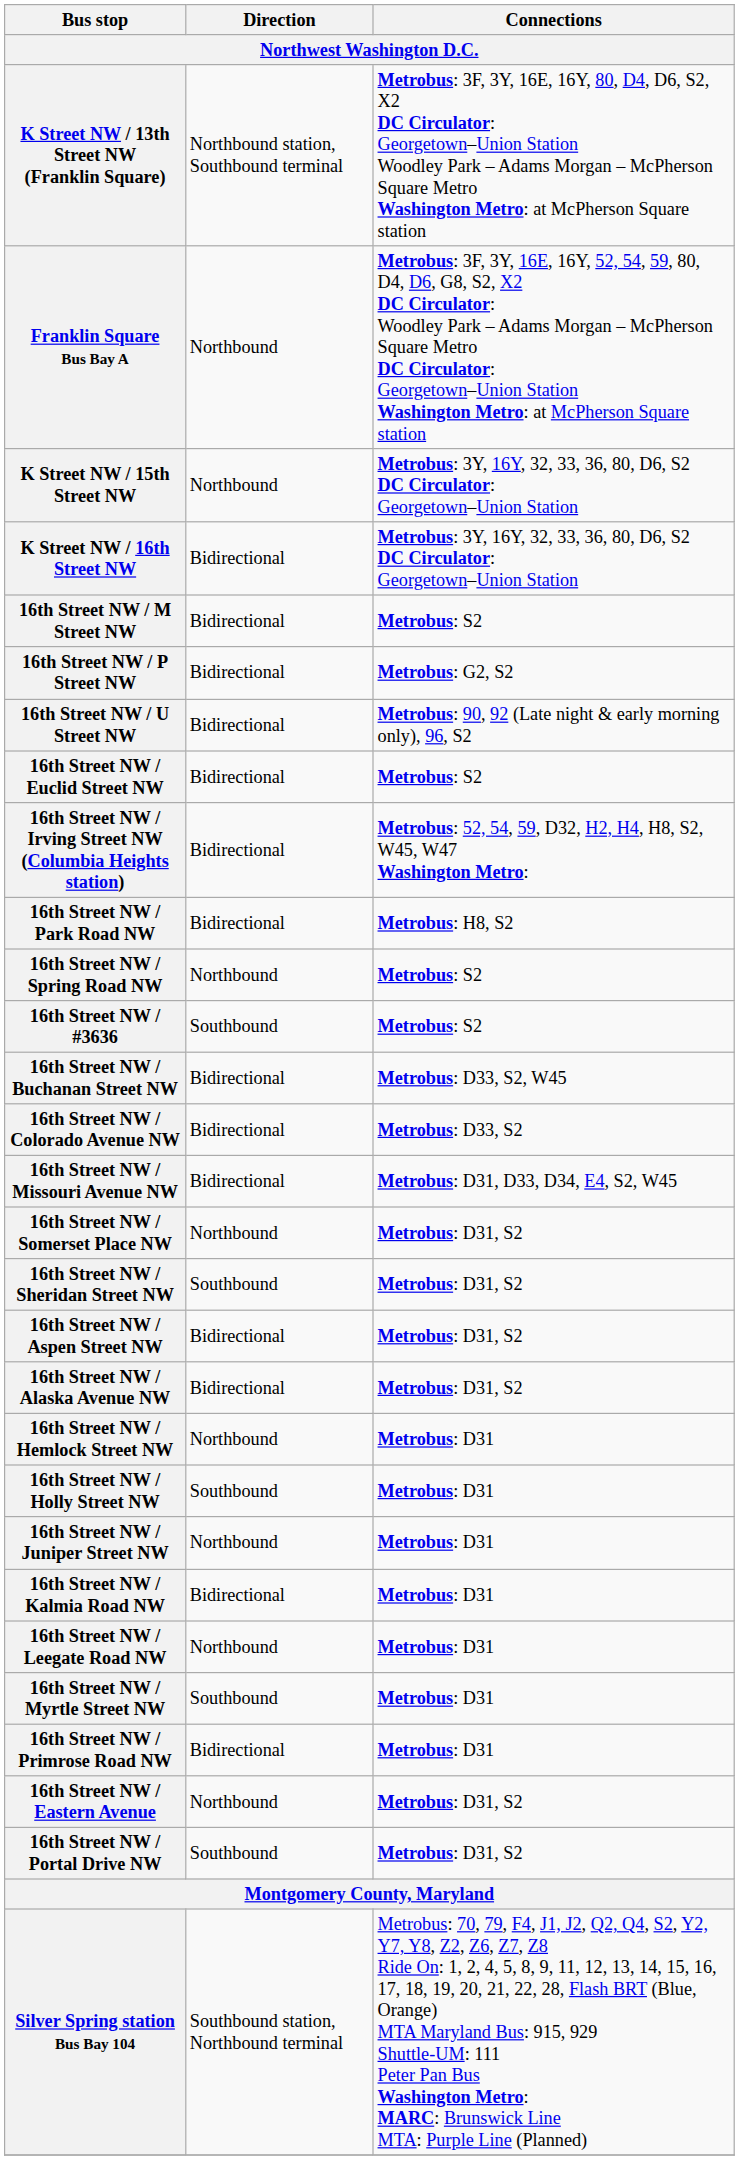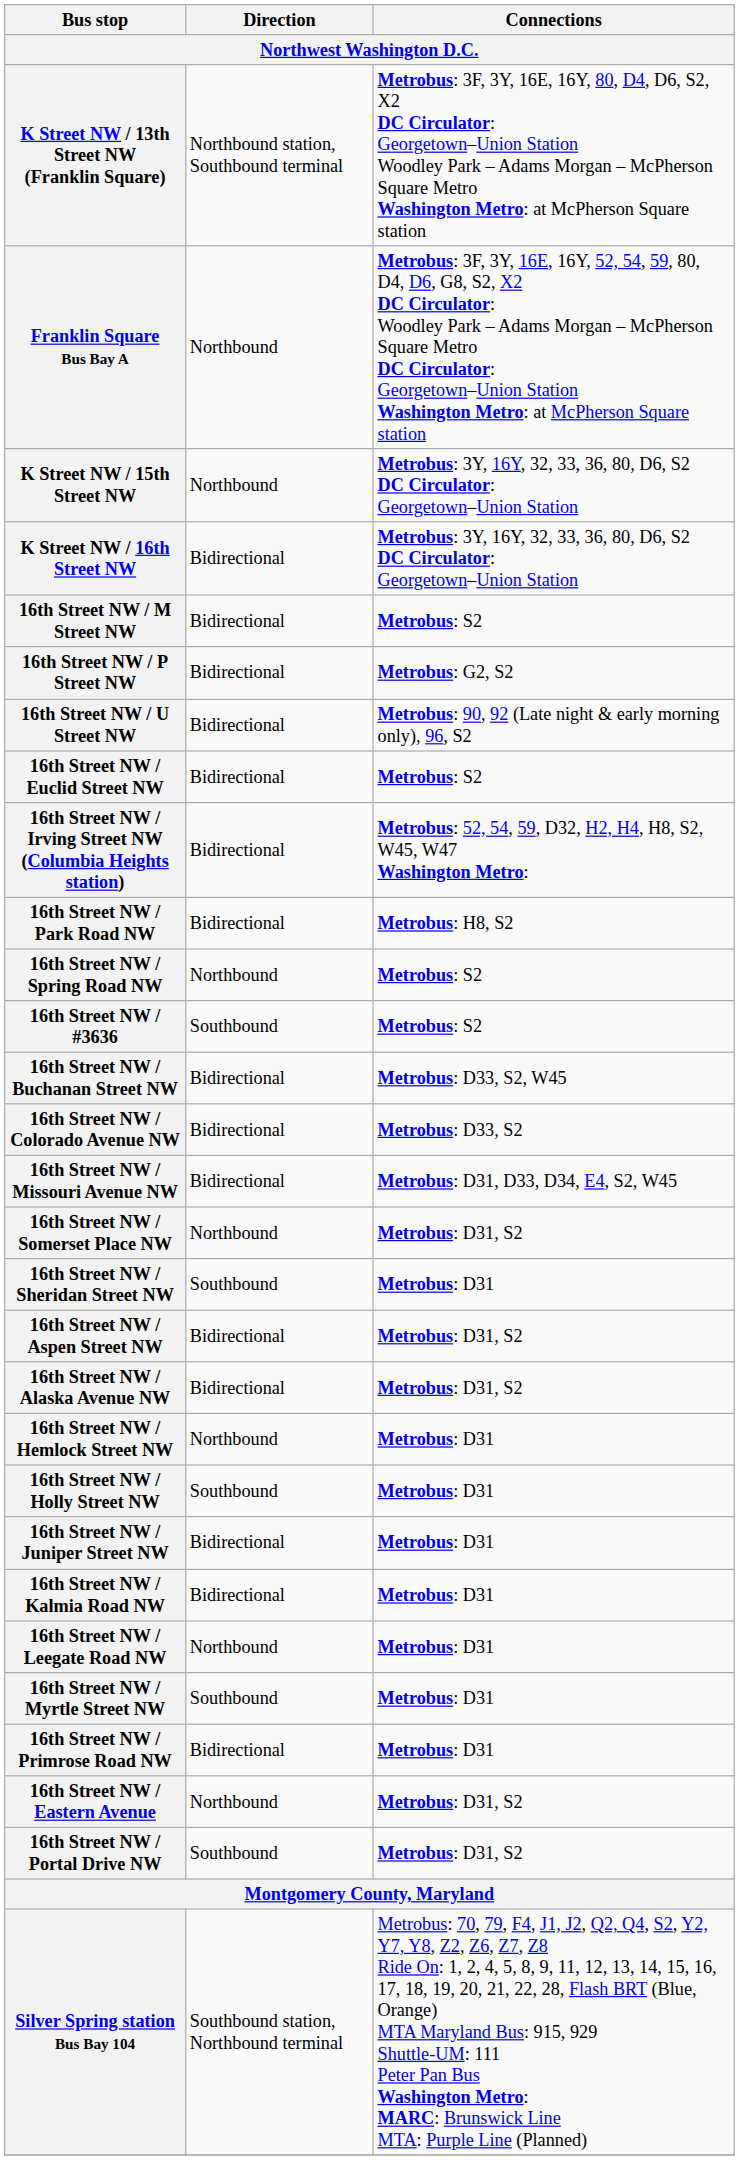(450, 1284) Metrobus: D31, S2 -> (436, 1284) Metrobus: D31
(234, 1543) Northbound -> (237, 1543) Bidirectional
